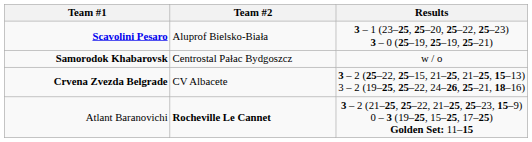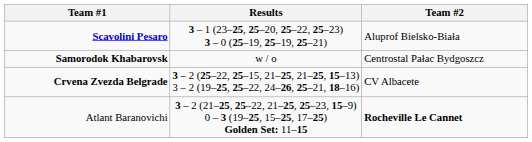columns swapped: (432, 13) <-> (253, 13)
